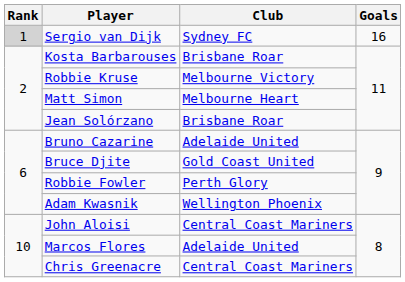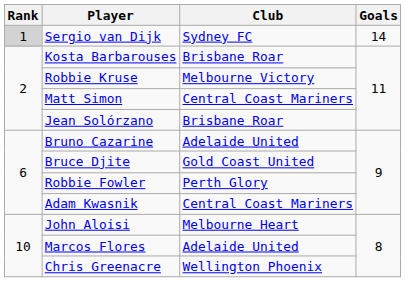(378, 36) 16 -> (378, 36) 14
(241, 99) Melbourne Heart -> (268, 99) Central Coast Mariners
(252, 204) Wellington Phoenix -> (268, 204) Central Coast Mariners
(268, 225) Central Coast Mariners -> (241, 225) Melbourne Heart
(268, 267) Central Coast Mariners -> (252, 267) Wellington Phoenix
